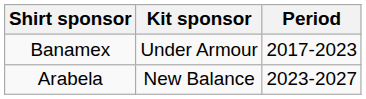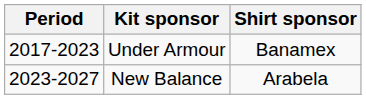columns swapped: (312, 19) <-> (70, 19)
